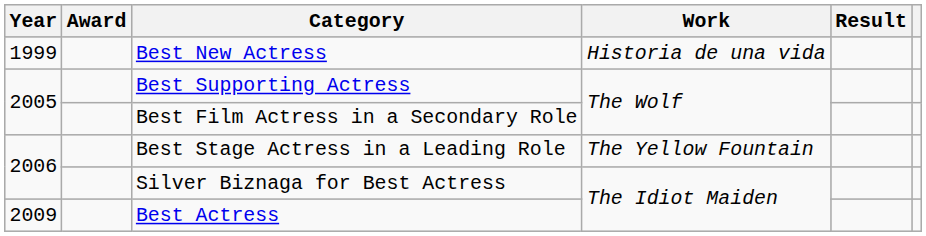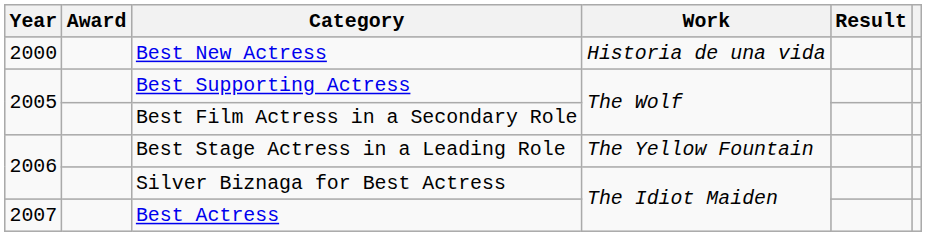(33, 53) 1999 -> (33, 53) 2000
(33, 215) 2009 -> (33, 215) 2007
